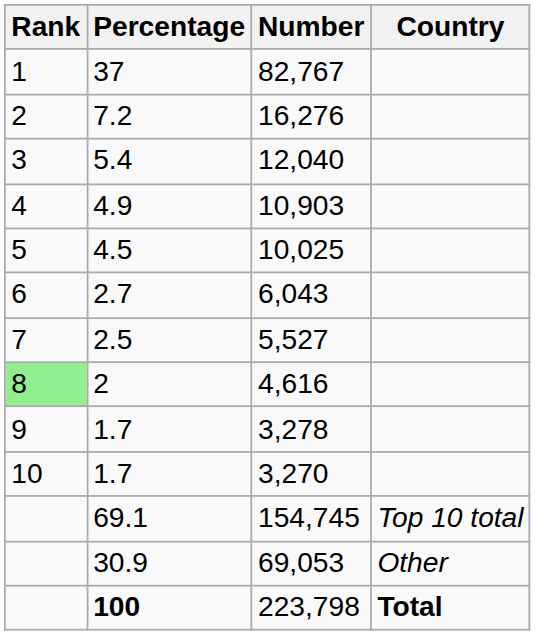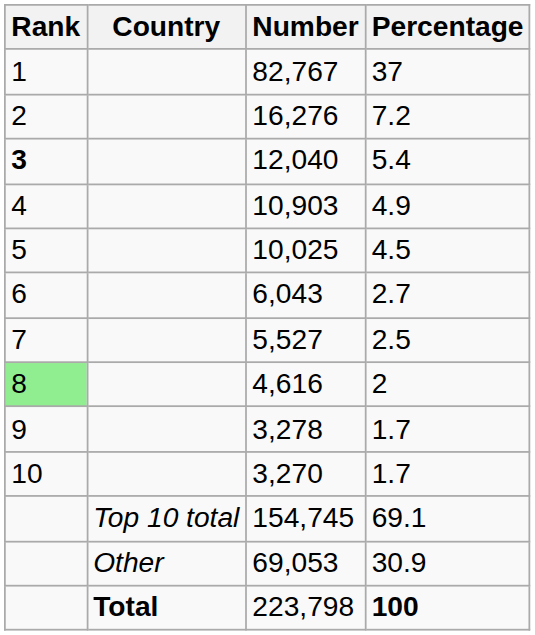columns swapped: (450, 26) <-> (169, 26)
(19, 160) normal -> (19, 160) bold
